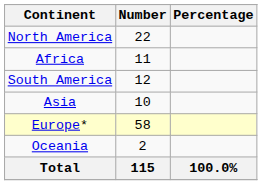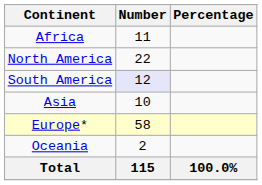rows swapped: (60, 59) <-> (60, 37)
(143, 81) no background -> (143, 81) lavender background
